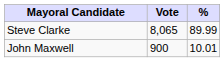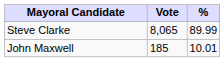(159, 48) 900 -> (159, 48) 185
